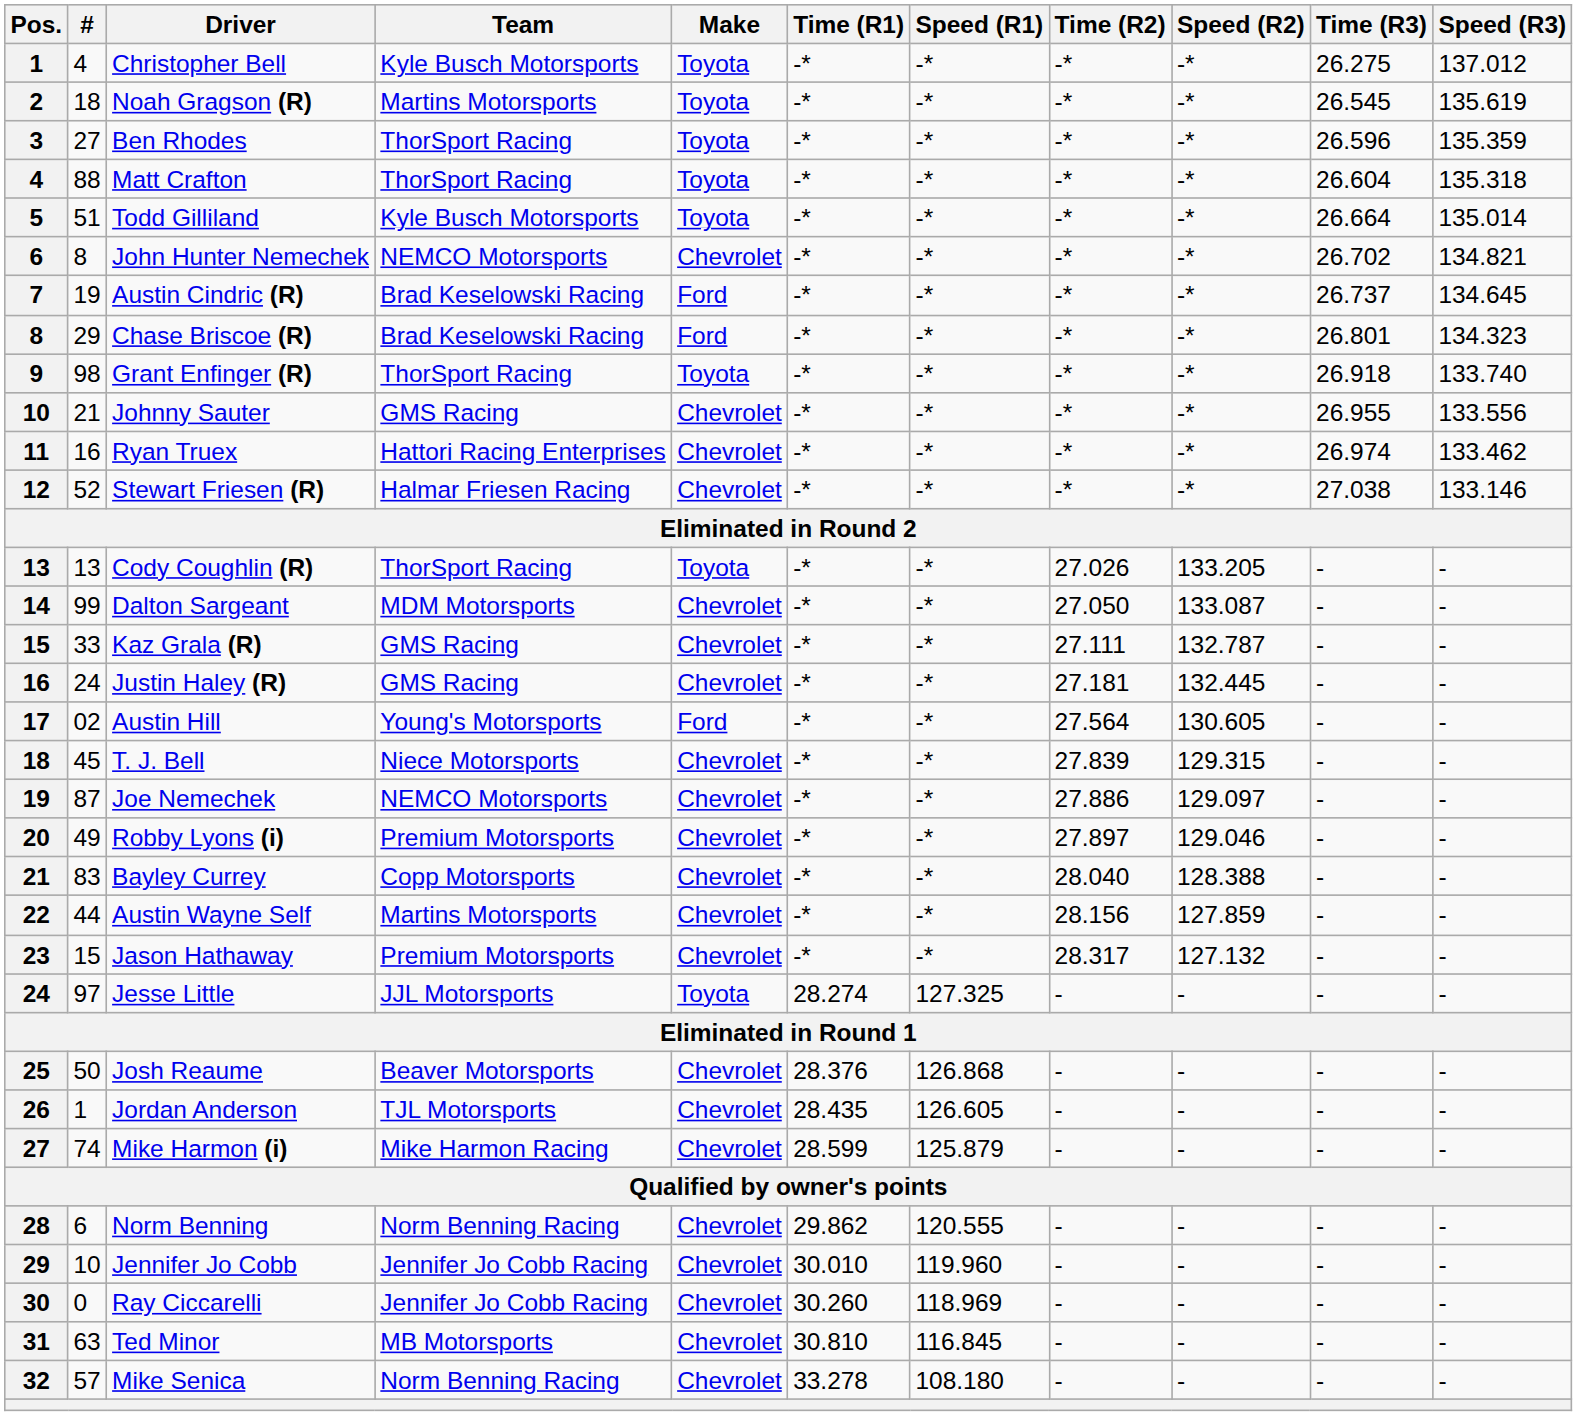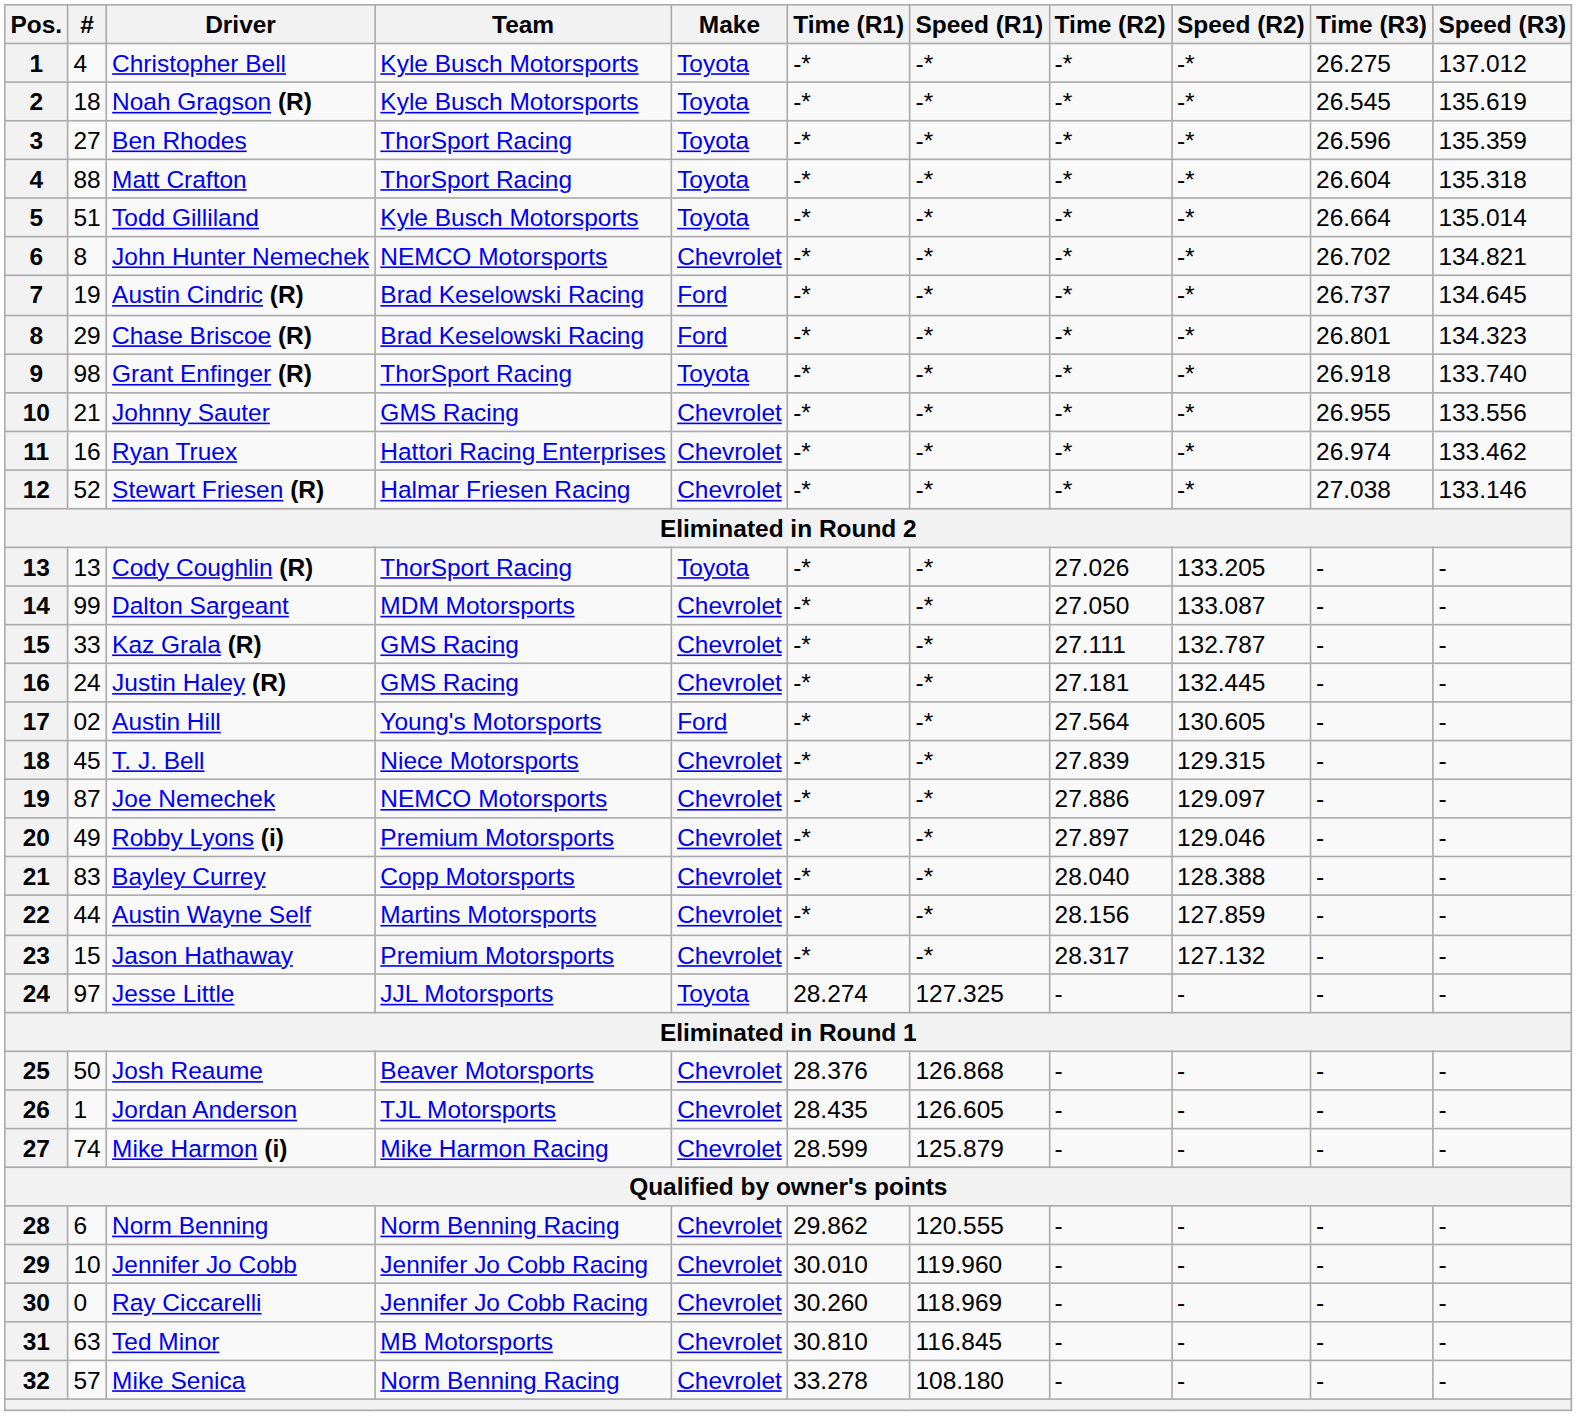(488, 102) Martins Motorsports -> (509, 102) Kyle Busch Motorsports
